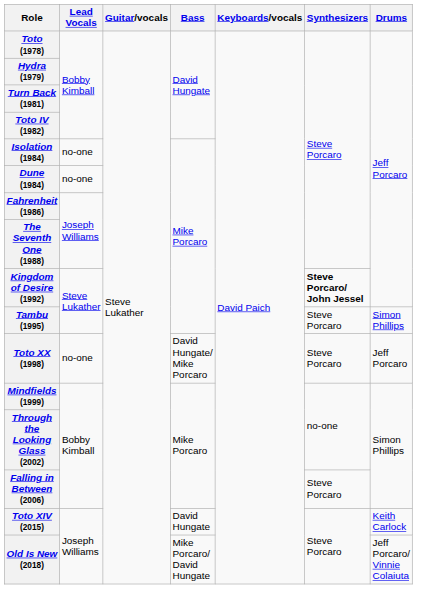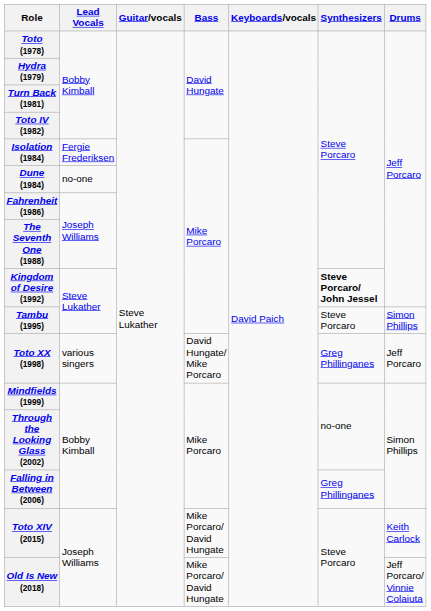(77, 152) no-one -> (88, 152) Fergie Frederiksen
(77, 358) no-one -> (78, 358) various singers
(324, 358) Steve Porcaro -> (347, 358) Greg Phillinganes
(324, 489) Steve Porcaro -> (347, 489) Greg Phillinganes
(191, 521) David Hungate -> (205, 532) Mike Porcaro/ David Hungate
